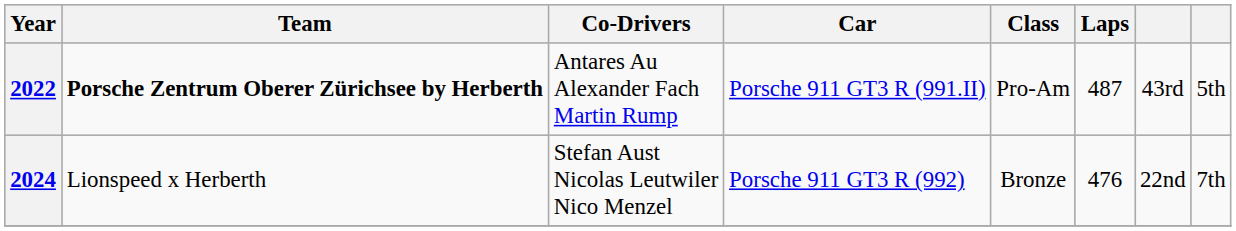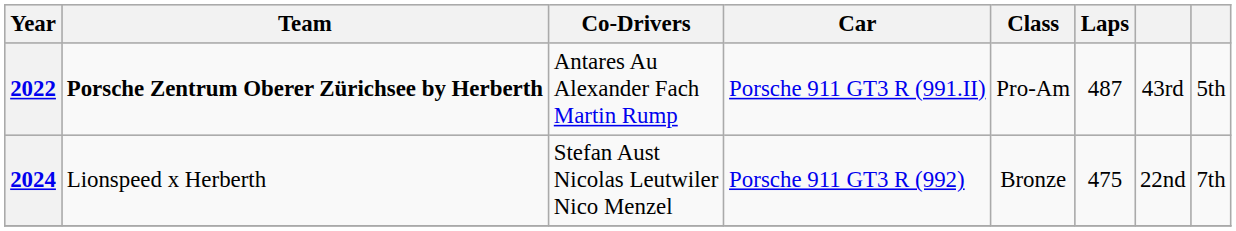(1105, 180) 476 -> (1105, 180) 475
